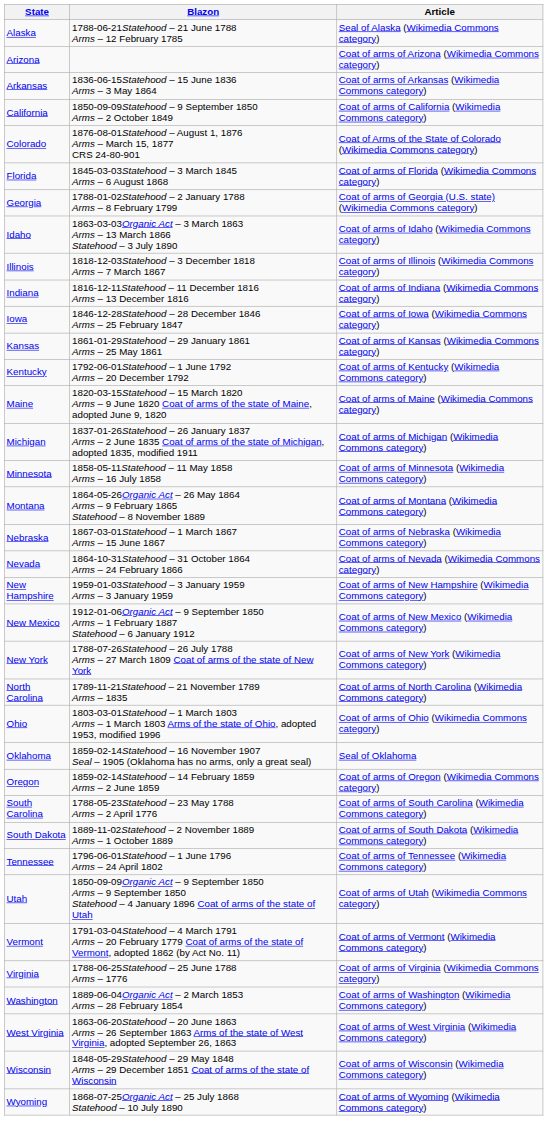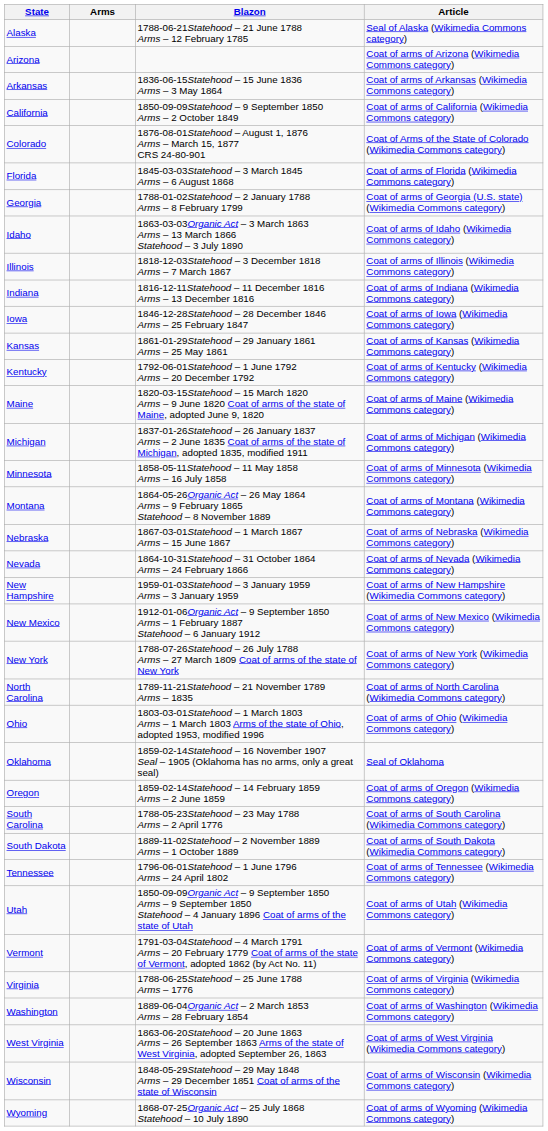+ column: (103, 12)
